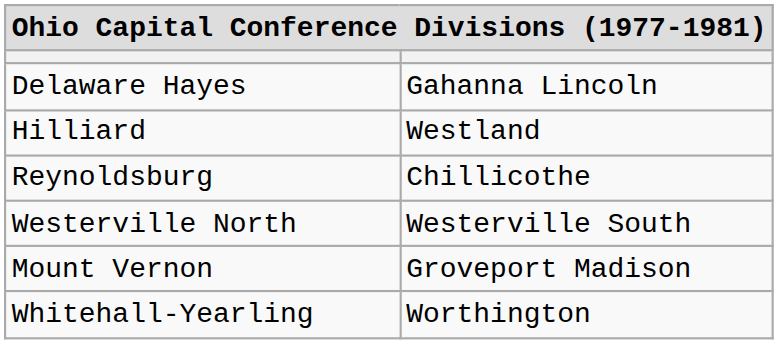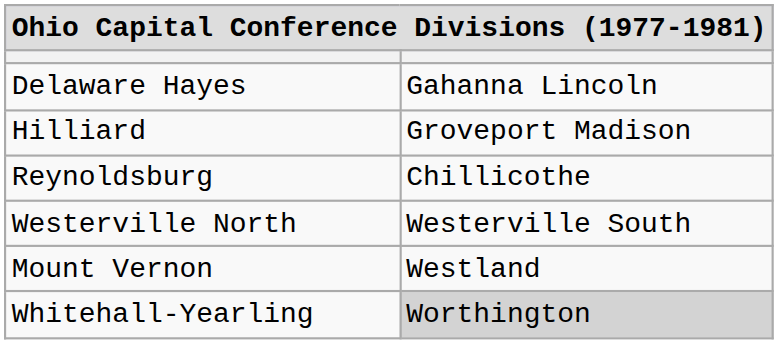(473, 132) Westland -> (549, 132) Groveport Madison
(549, 269) Groveport Madison -> (473, 269) Westland
(499, 314) no background -> (499, 314) lightgrey background
